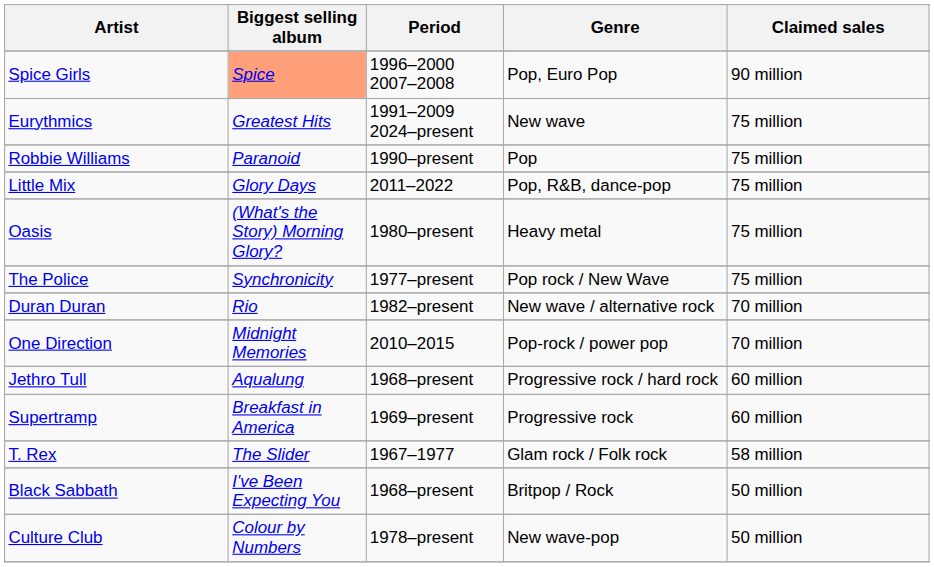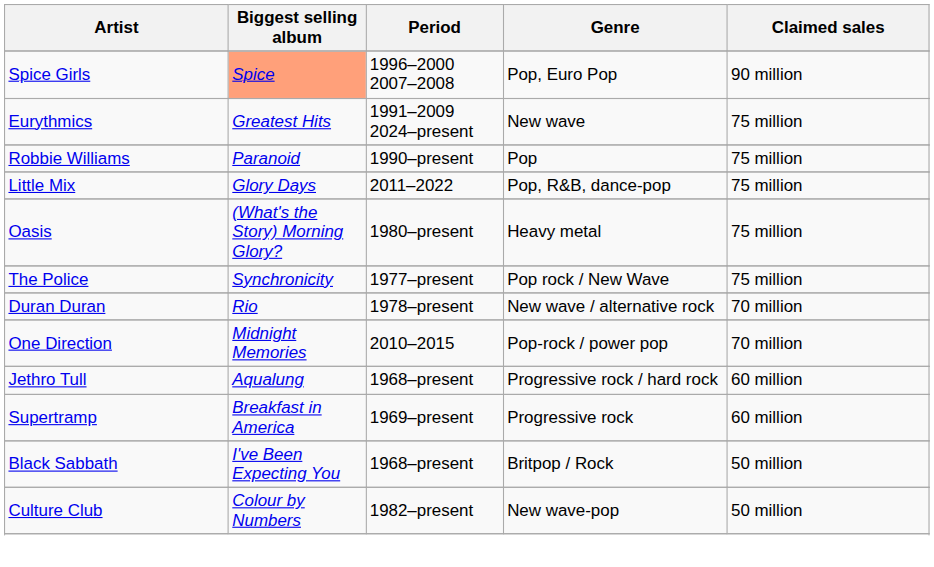(421, 305) 1982–present -> (421, 305) 1978–present
- row: (32, 453)
(421, 537) 1978–present -> (421, 510) 1982–present
